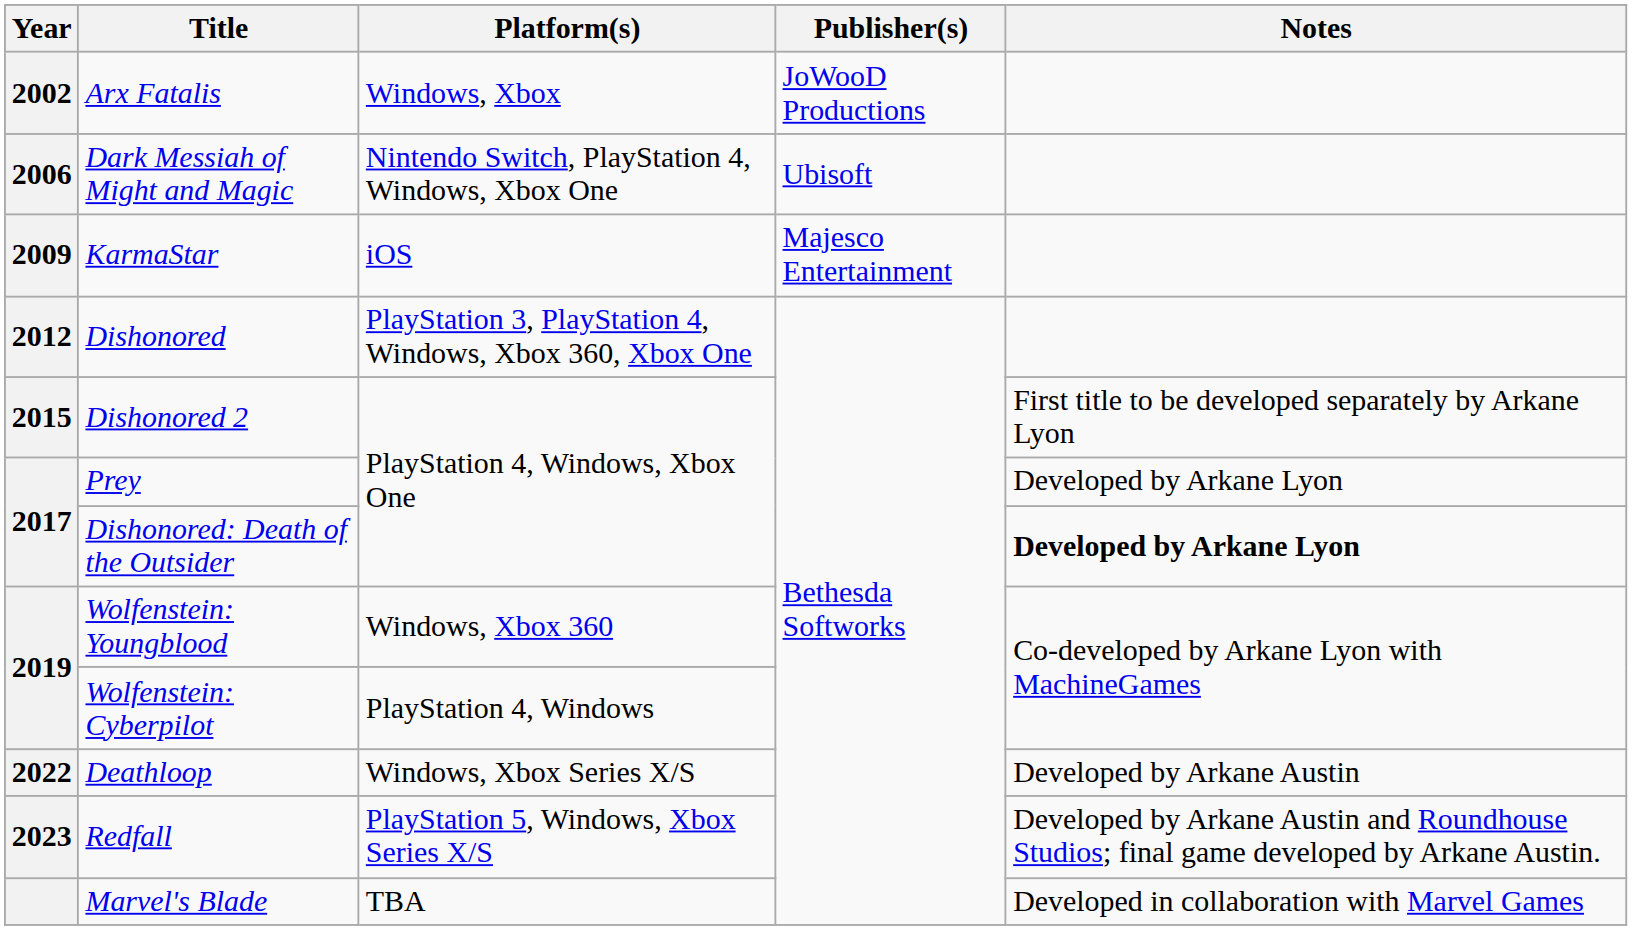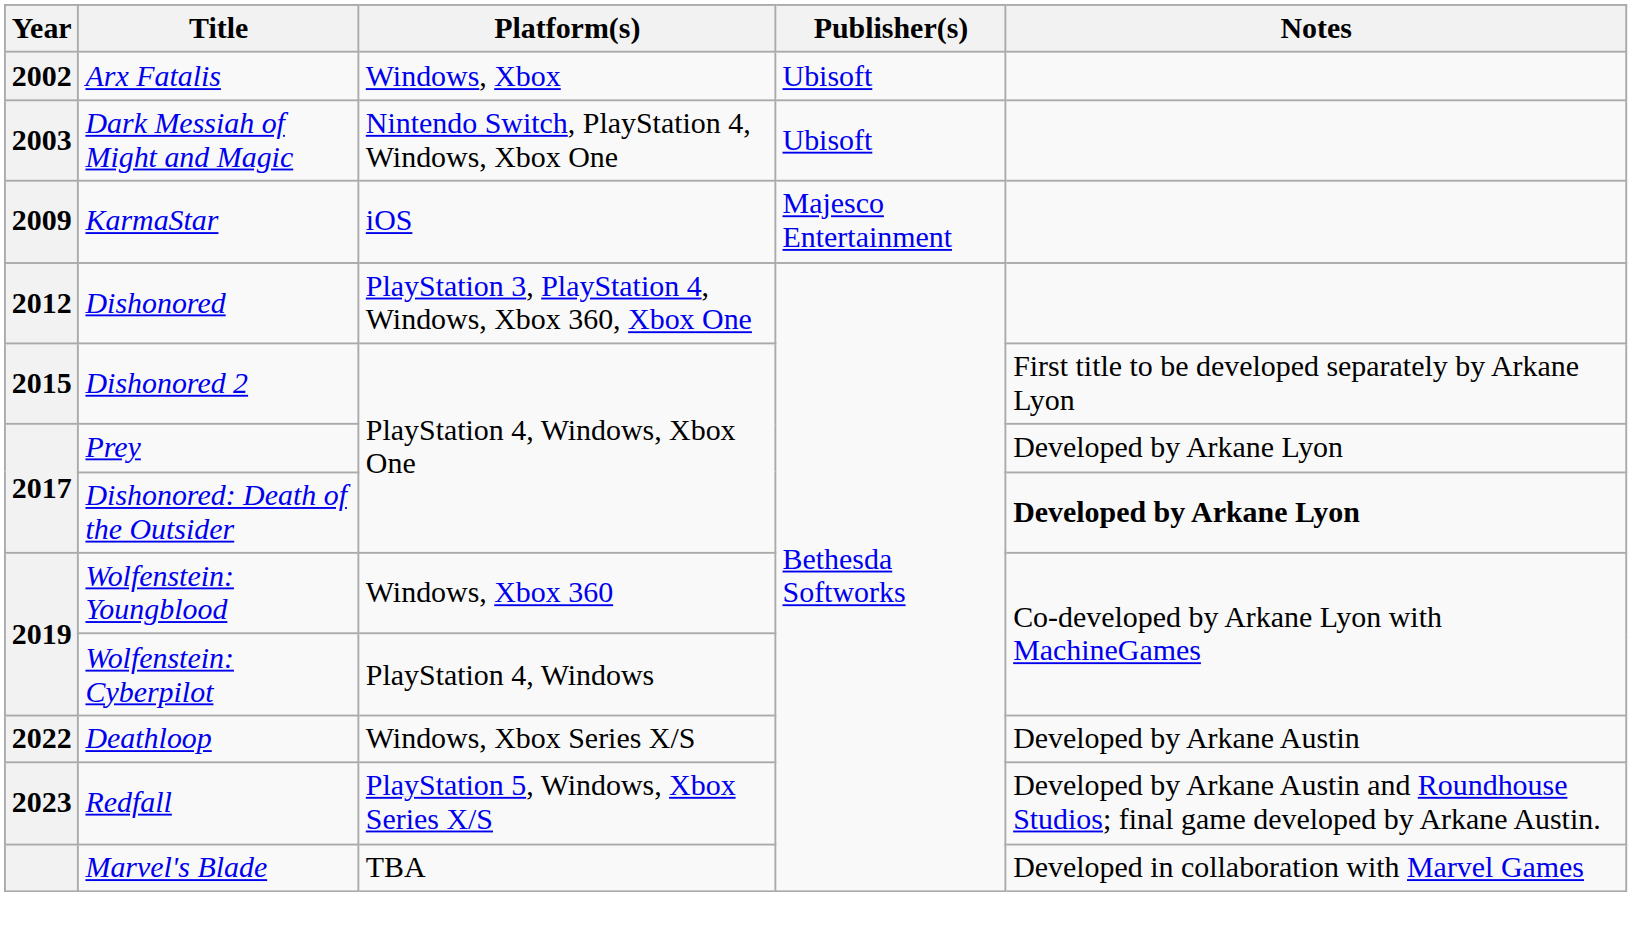(854, 92) JoWooD Productions -> (827, 75) Ubisoft
(42, 173) 2006 -> (42, 139) 2003
